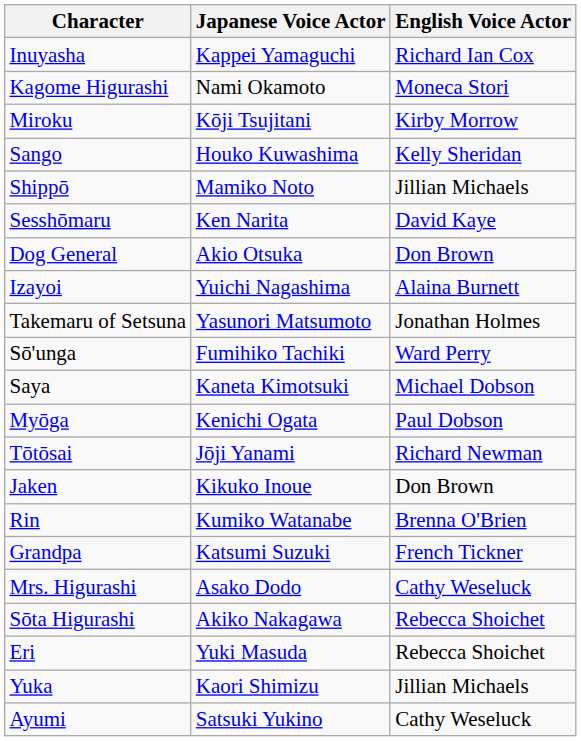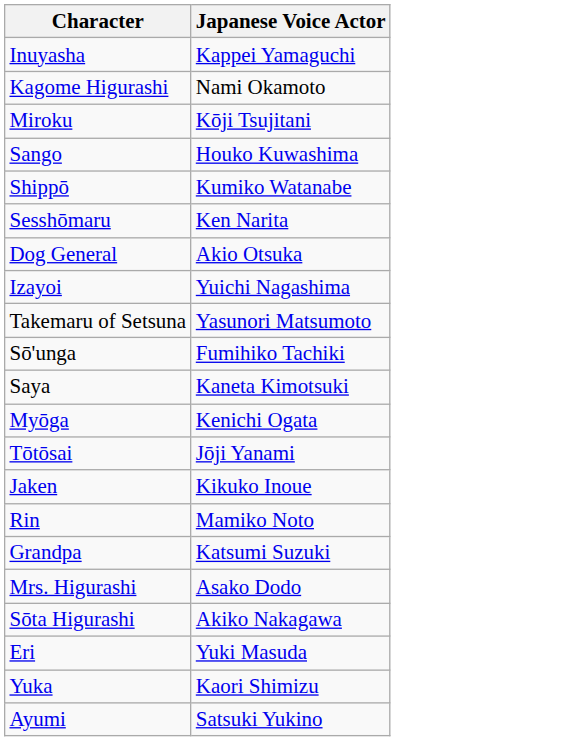- column: (483, 21)
(255, 187) Mamiko Noto -> (274, 187) Kumiko Watanabe
(274, 519) Kumiko Watanabe -> (255, 519) Mamiko Noto
